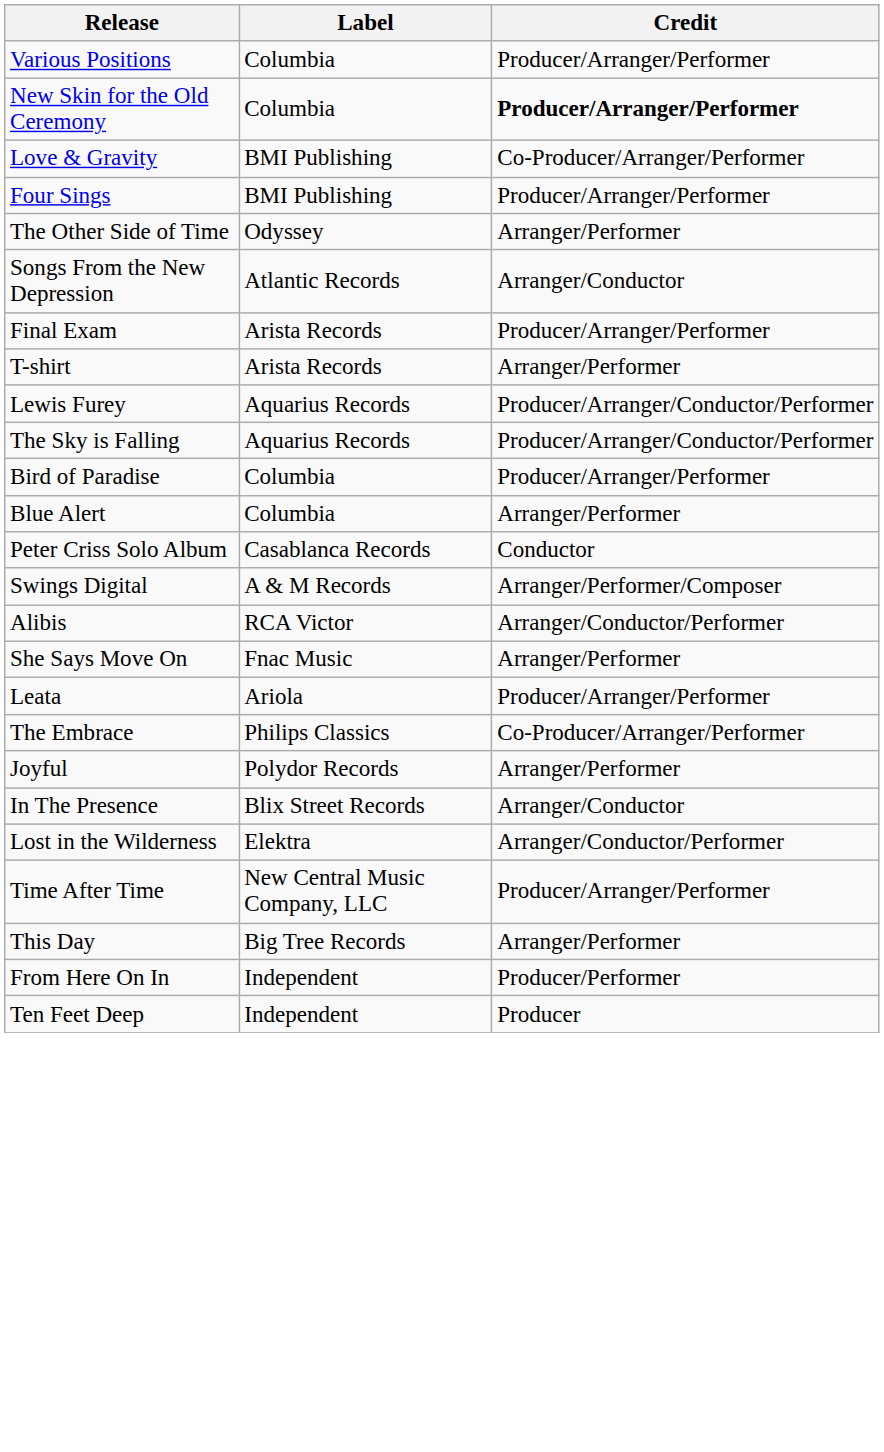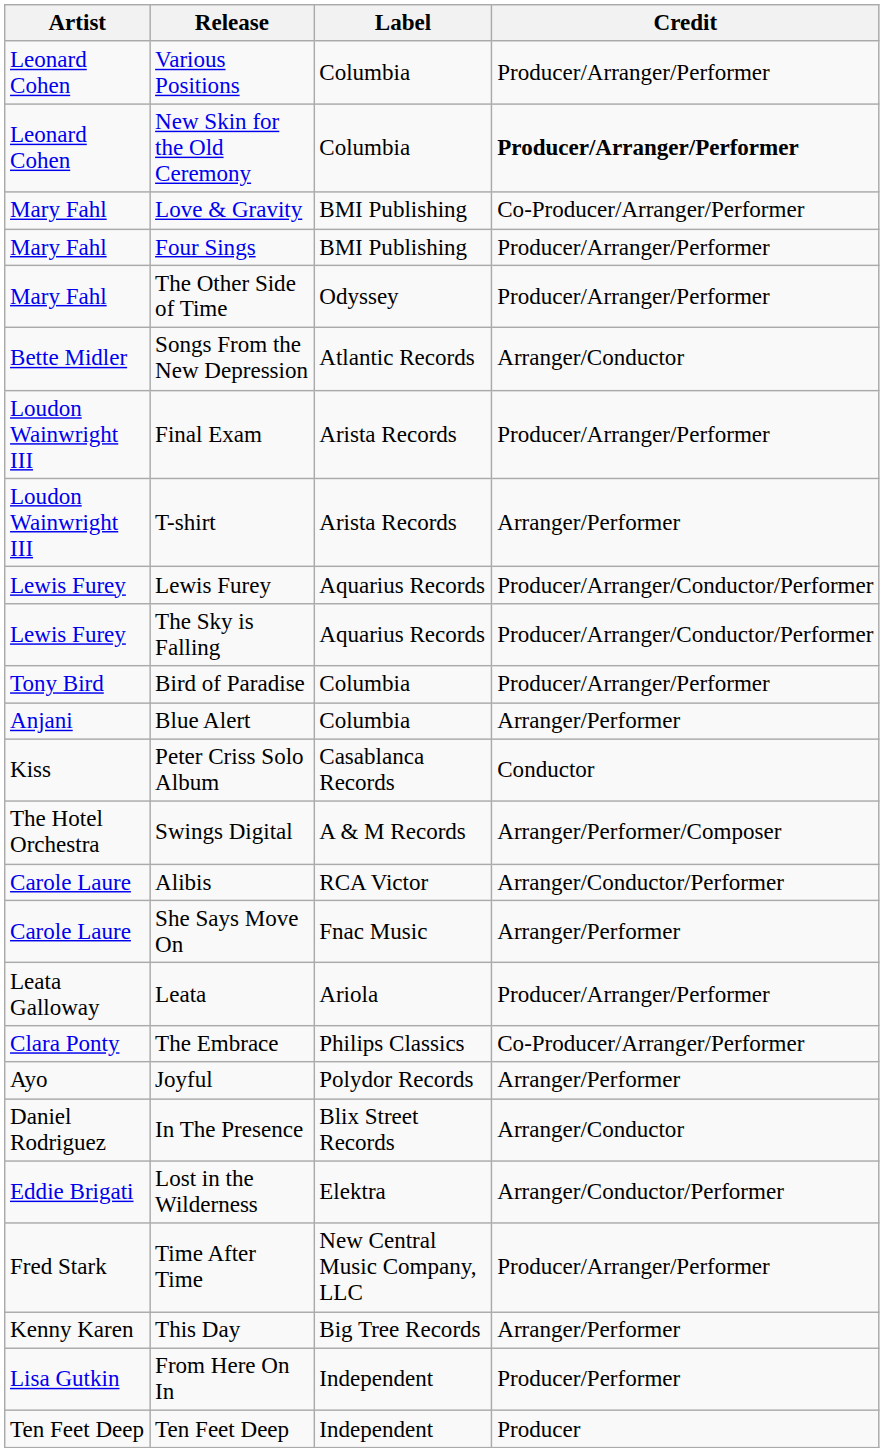+ column: (77, 22)
(589, 231) Arranger/Performer -> (634, 296) Producer/Arranger/Performer
